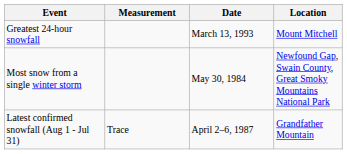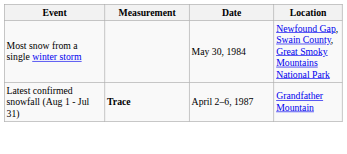- row: (39, 34)
(118, 129) normal -> (119, 102) bold
